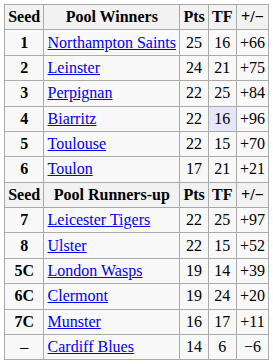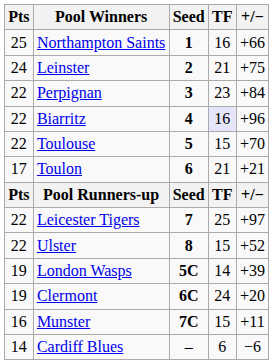columns swapped: (24, 17) <-> (194, 17)
(222, 93) 25 -> (222, 93) 23
(222, 321) 17 -> (222, 321) 15
